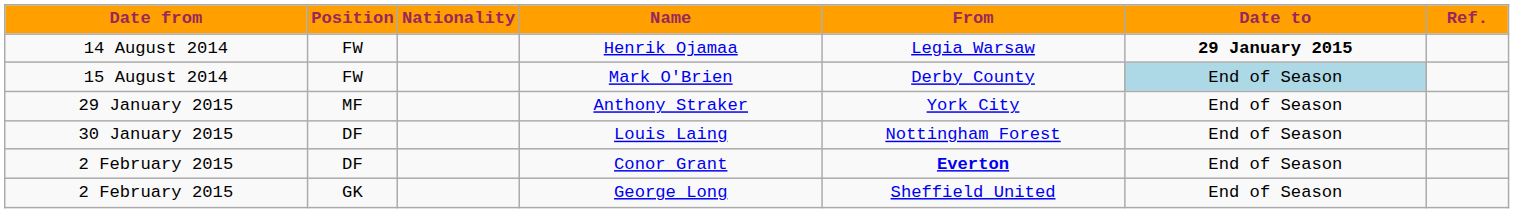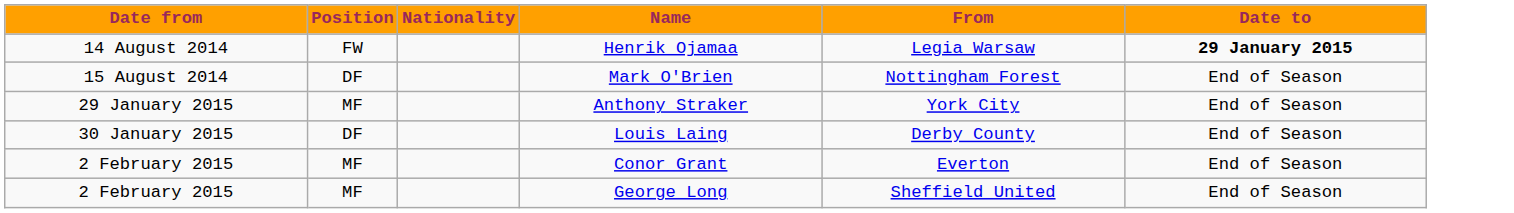- column: (1467, 19)
(352, 77) FW -> (352, 77) DF
(973, 77) Derby County -> (973, 77) Nottingham Forest
(1275, 77) lightblue background -> (1275, 77) no background
(973, 134) Nottingham Forest -> (973, 134) Derby County
(352, 163) DF -> (352, 163) MF
(973, 163) bold -> (973, 163) normal
(352, 192) GK -> (352, 192) MF
